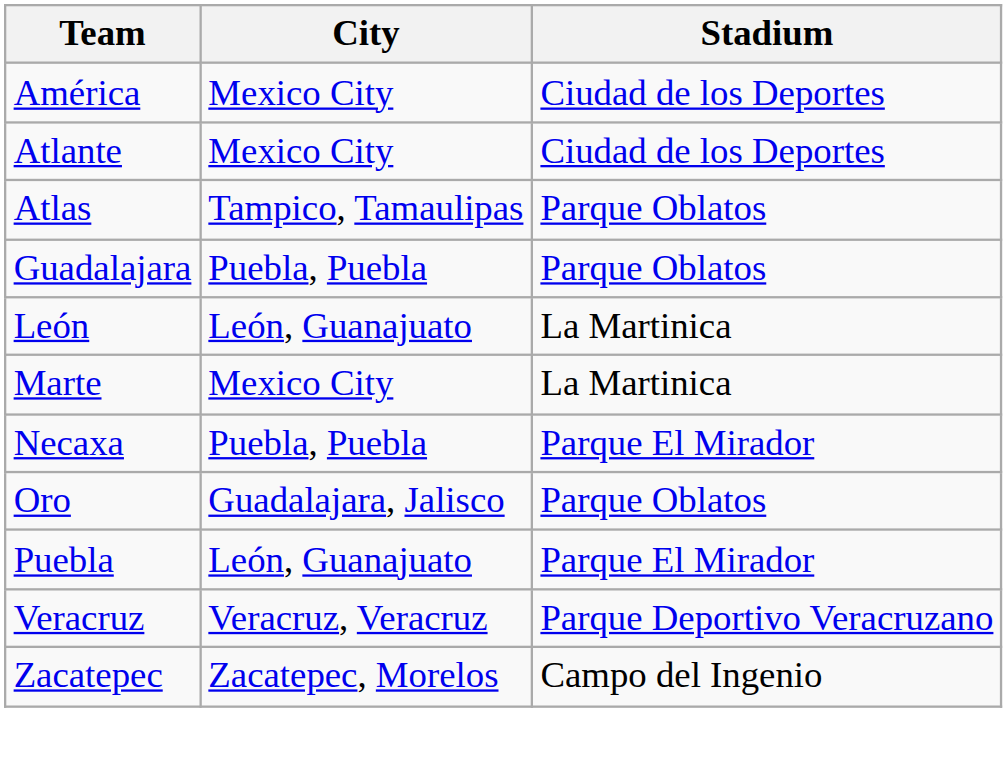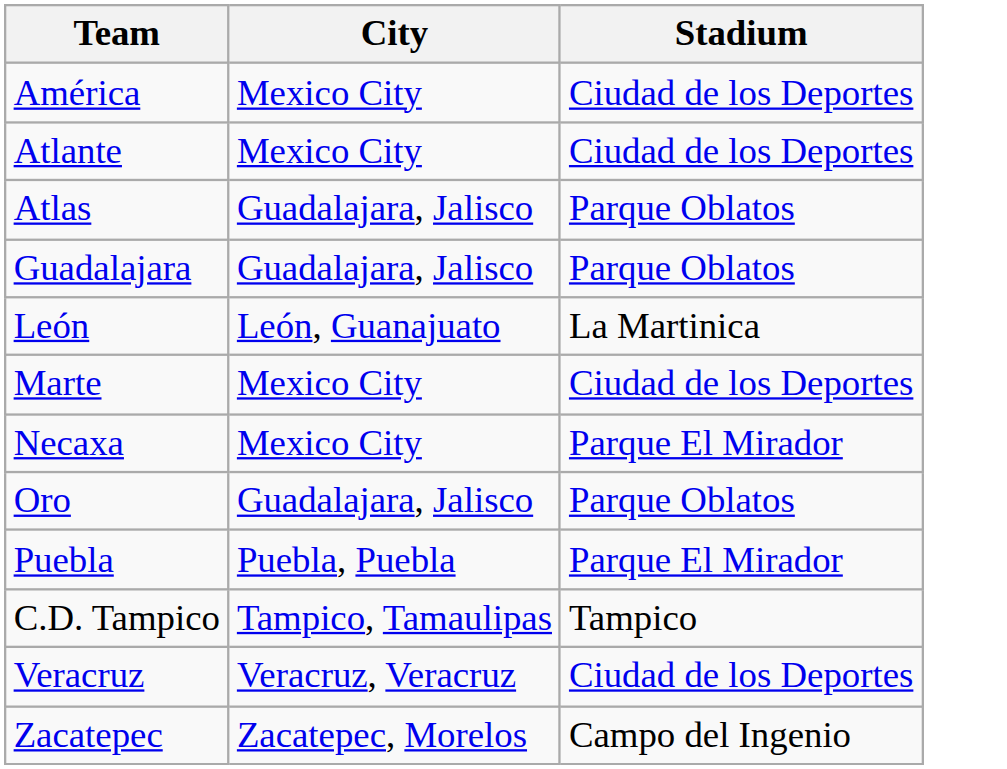(366, 208) Tampico, Tamaulipas -> (385, 208) Guadalajara, Jalisco
(318, 267) Puebla, Puebla -> (385, 267) Guadalajara, Jalisco
(636, 383) La Martinica -> (741, 383) Ciudad de los Deportes
(318, 442) Puebla, Puebla -> (329, 442) Mexico City
(340, 558) León, Guanajuato -> (346, 558) Puebla, Puebla
+ row: (117, 617)
(767, 617) Parque Deportivo Veracruzano -> (741, 675) Ciudad de los Deportes
